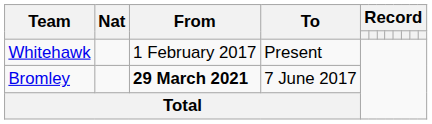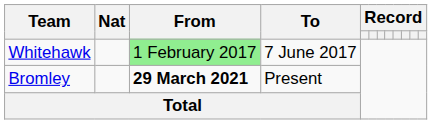(195, 52) no background -> (195, 52) lightgreen background
(293, 52) Present -> (310, 52) 7 June 2017
(310, 78) 7 June 2017 -> (293, 78) Present
